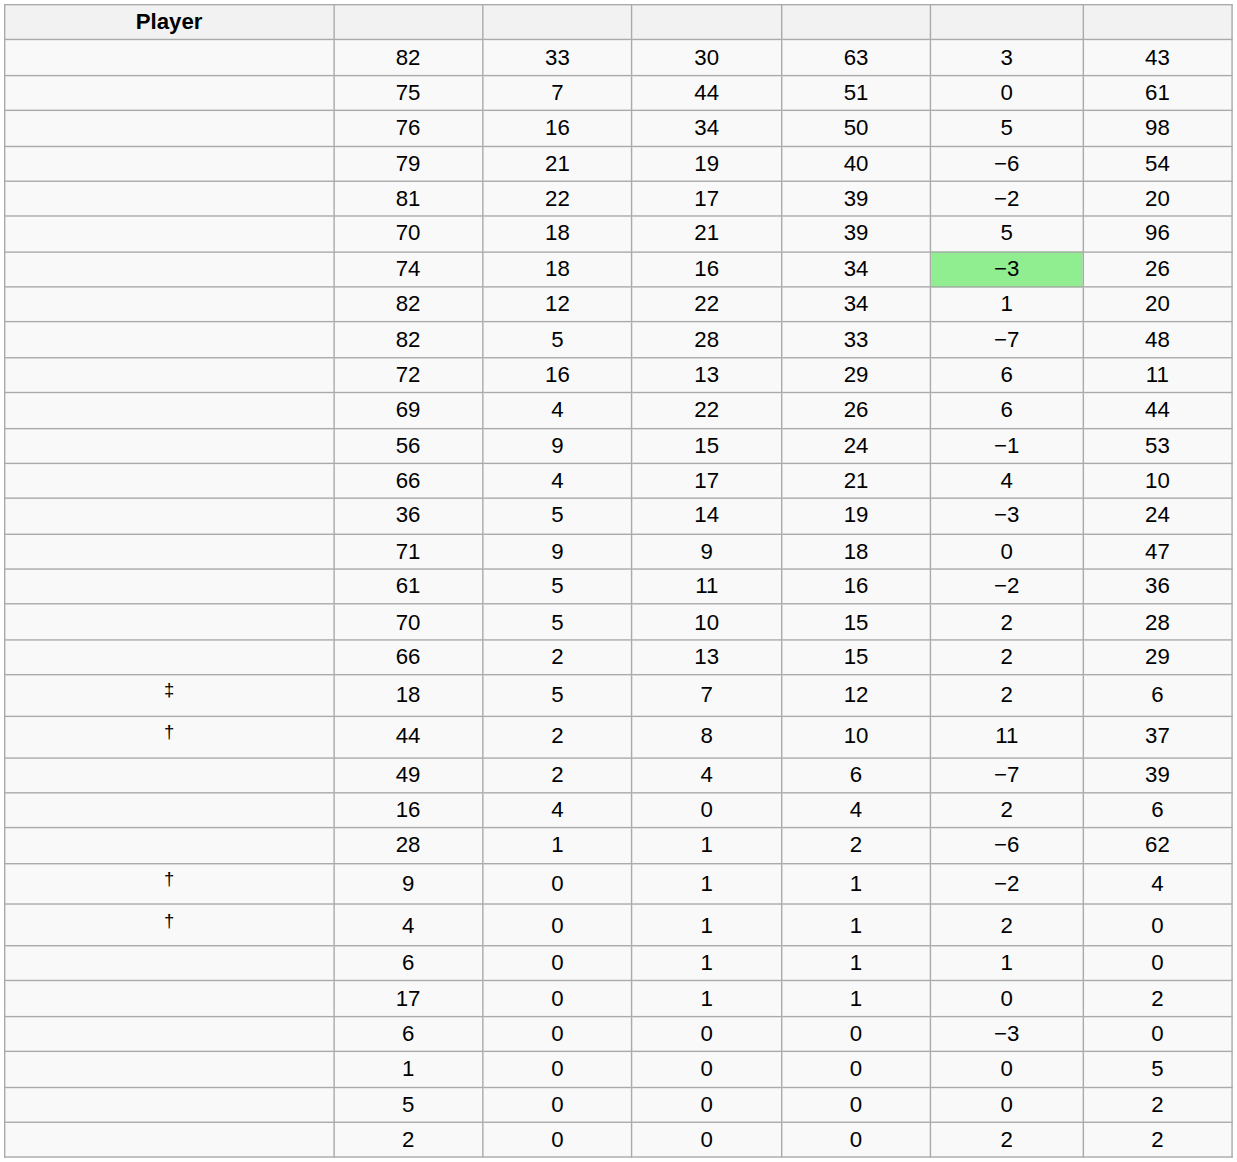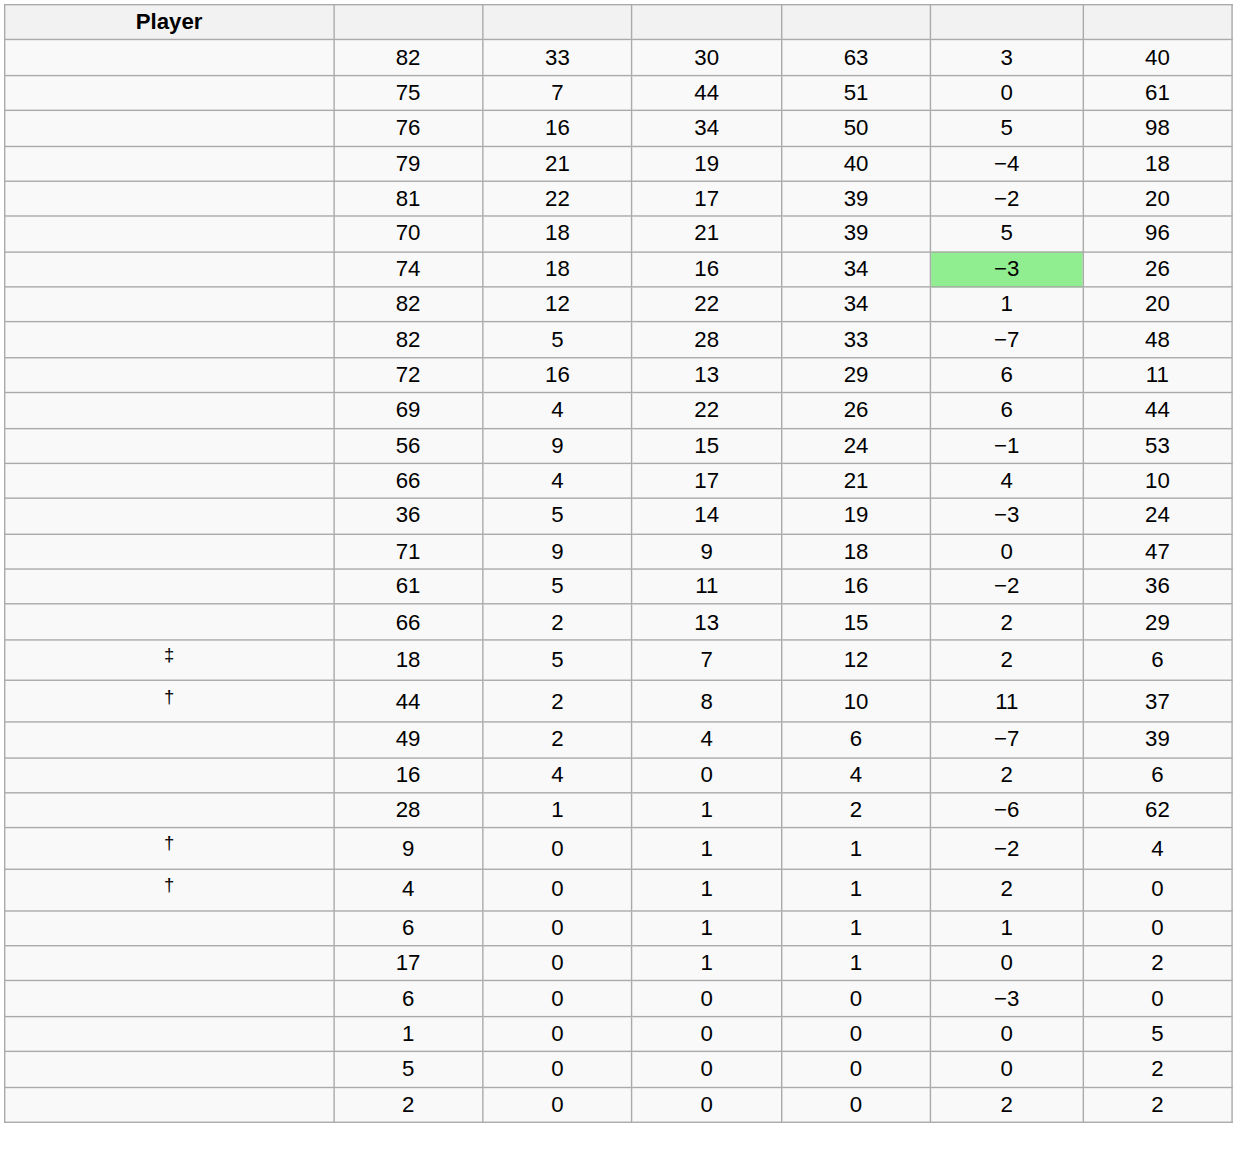(1157, 57) 43 -> (1157, 57) 40
(1007, 163) −6 -> (1007, 163) −4
(1157, 163) 54 -> (1157, 163) 18
- row: (408, 621)
